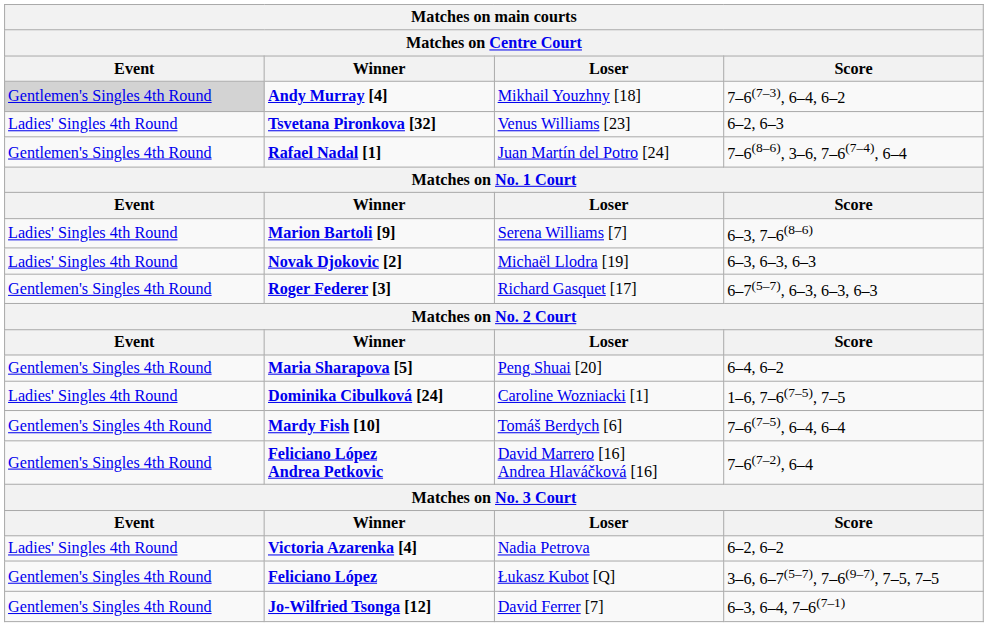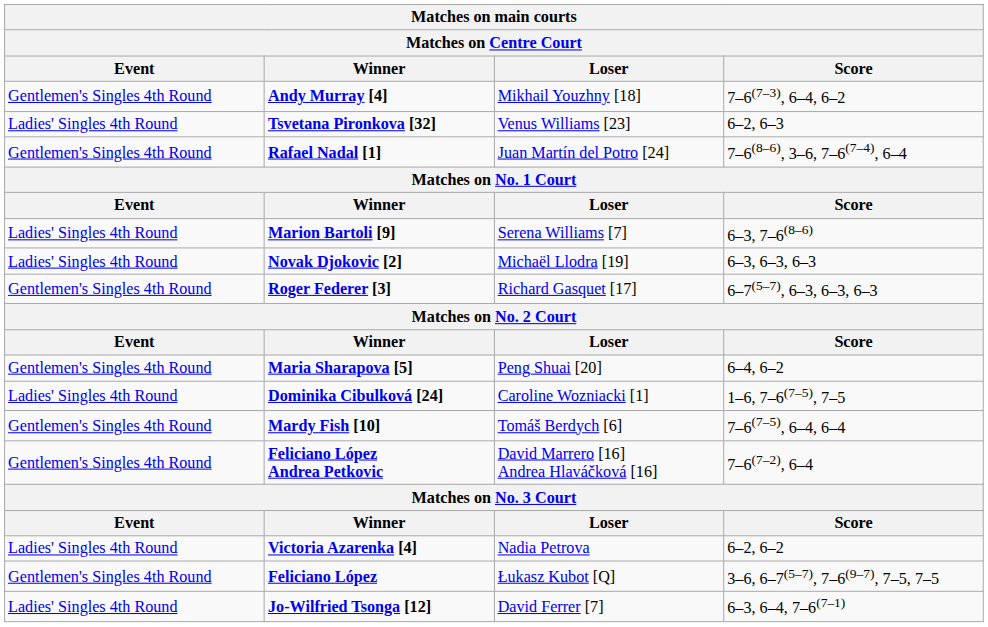(110, 96) lightgrey background -> (110, 96) no background
(110, 606) Gentlemen's Singles 4th Round -> (93, 606) Ladies' Singles 4th Round
